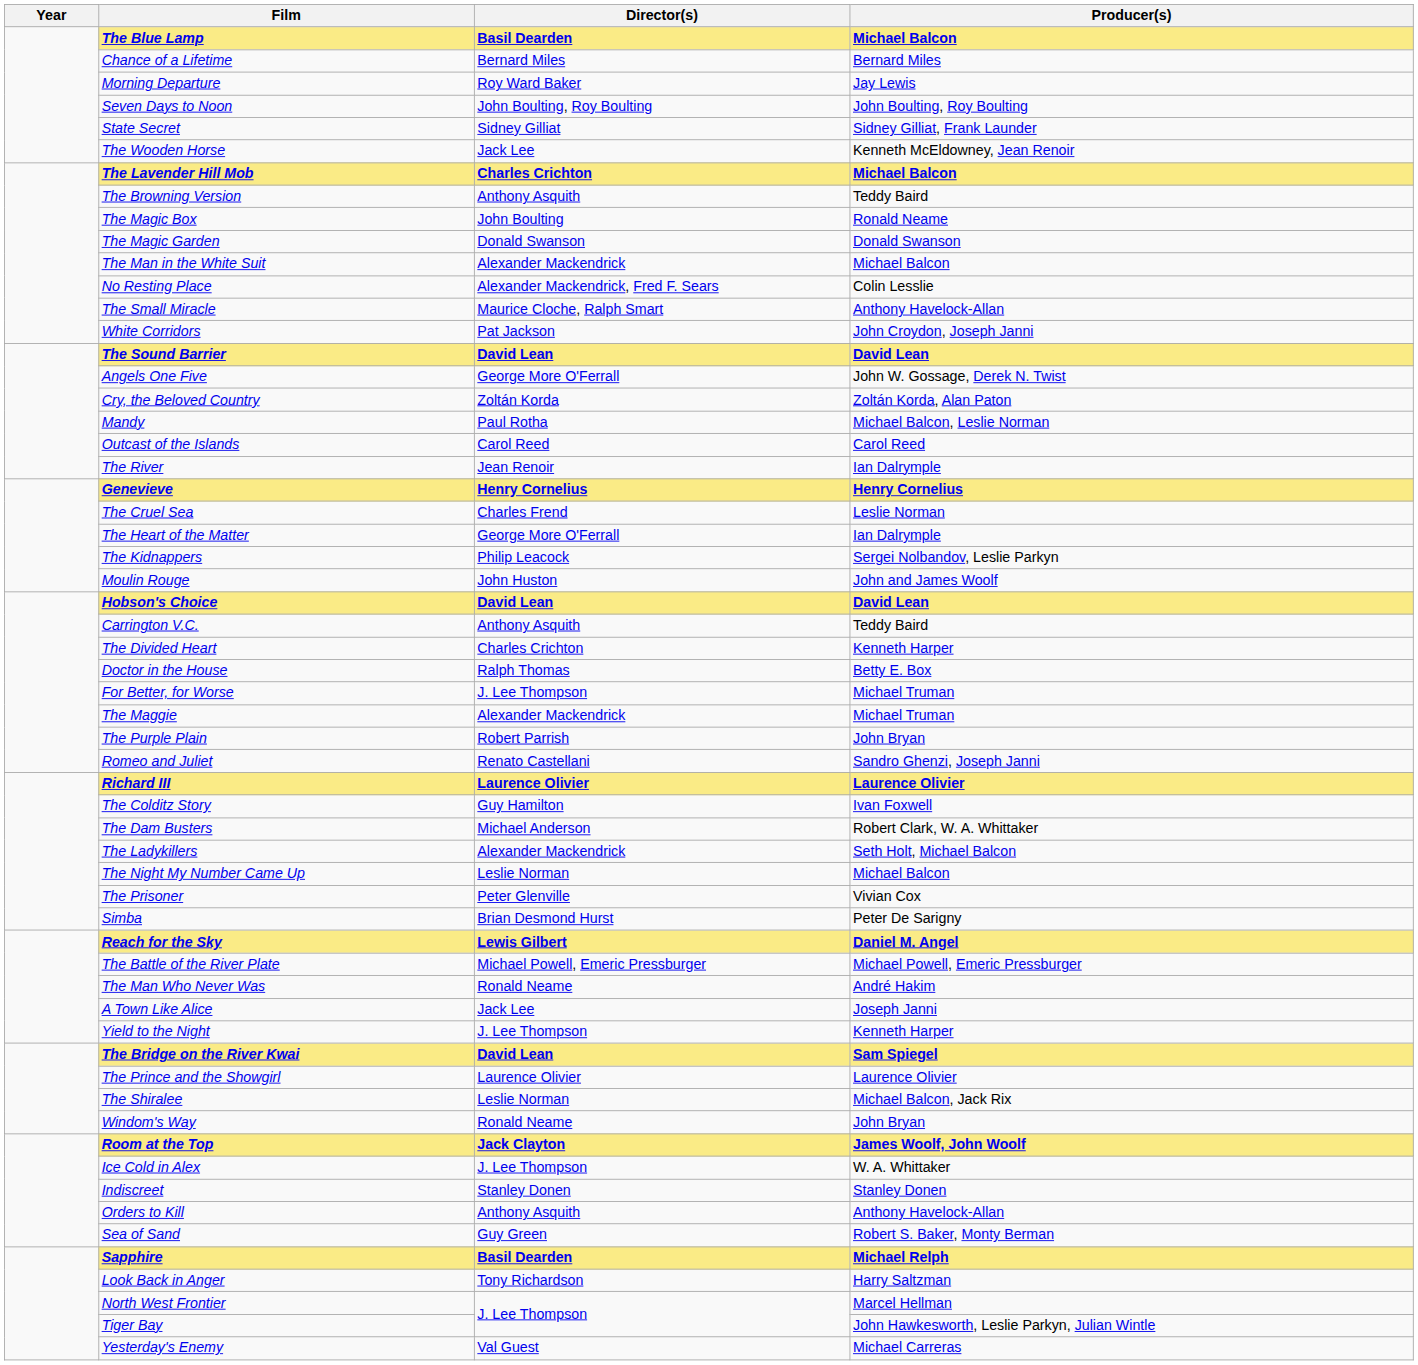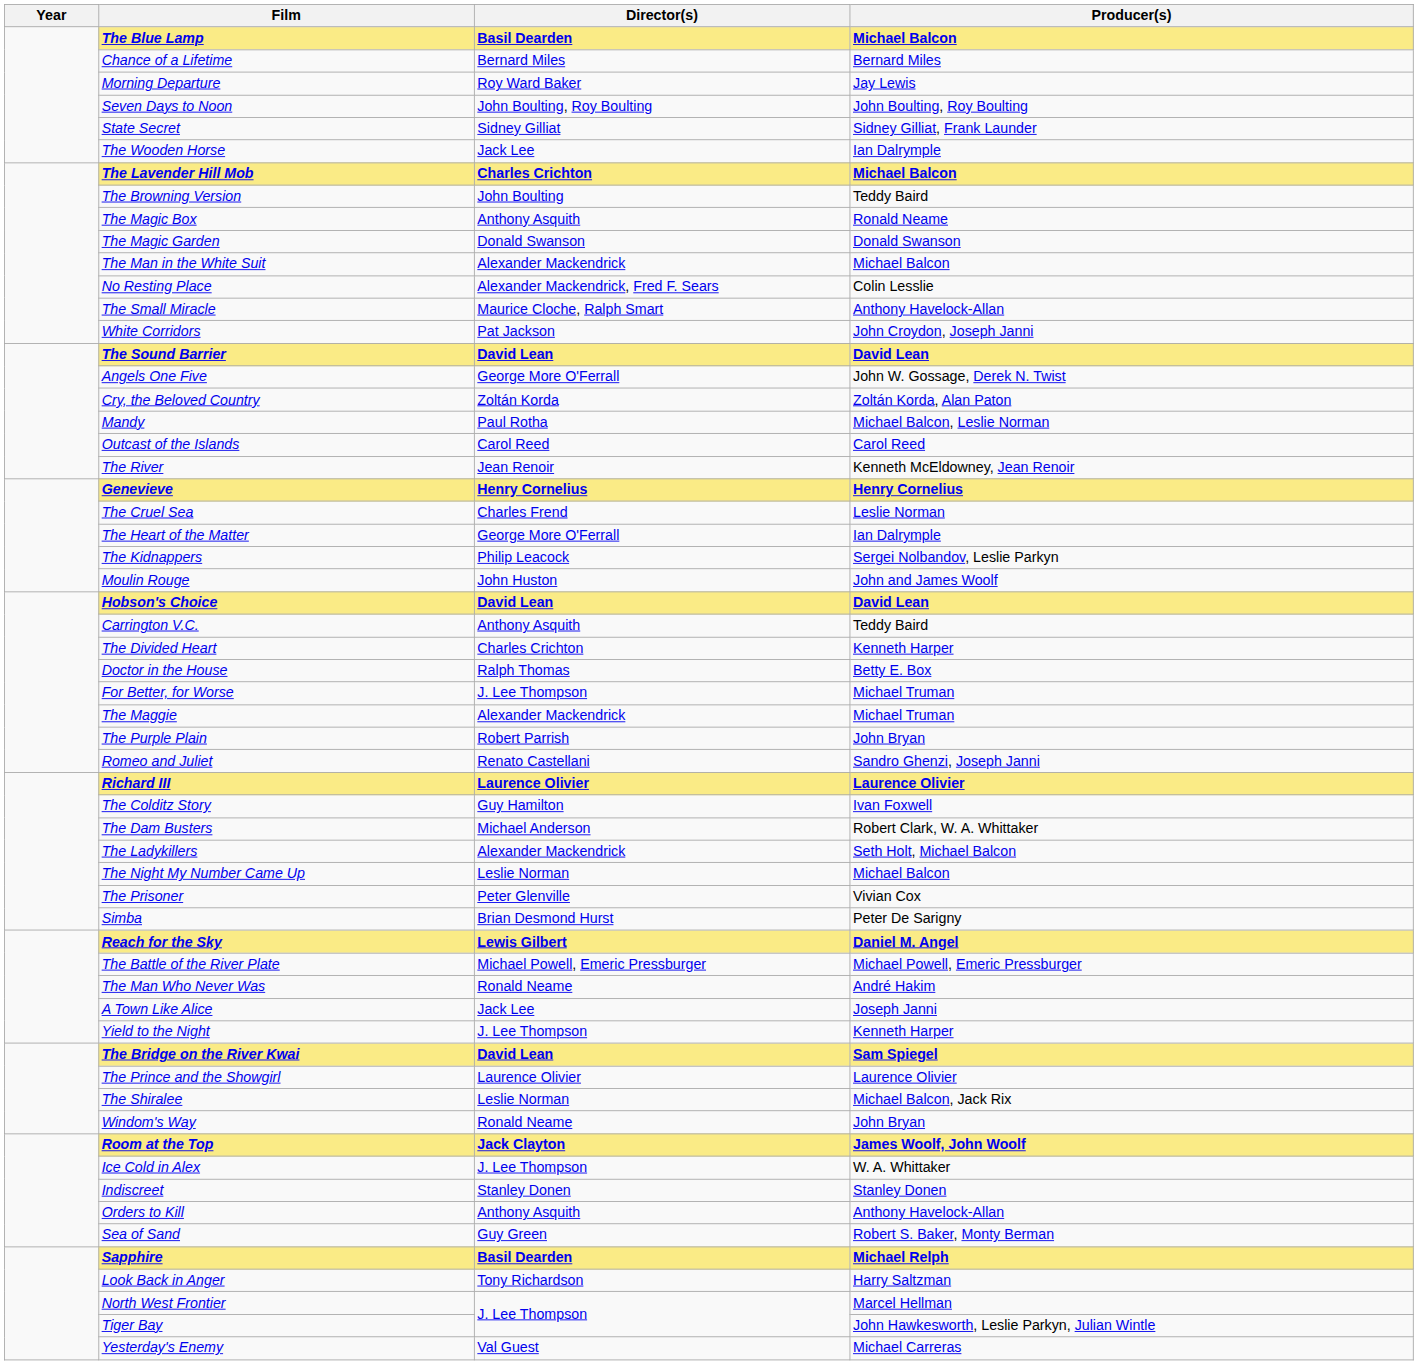(964, 151) Kenneth McEldowney, Jean Renoir -> (897, 151) Ian Dalrymple
(529, 196) Anthony Asquith -> (520, 196) John Boulting
(520, 219) John Boulting -> (529, 219) Anthony Asquith
(897, 467) Ian Dalrymple -> (964, 467) Kenneth McEldowney, Jean Renoir
